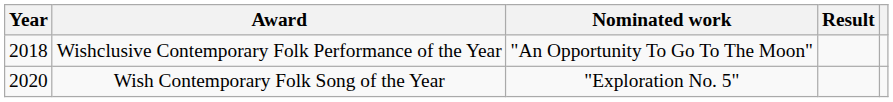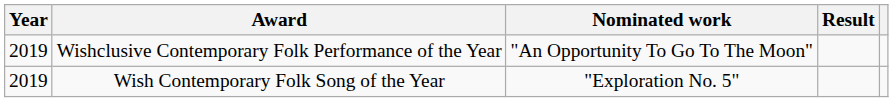(28, 50) 2018 -> (28, 50) 2019
(28, 81) 2020 -> (28, 81) 2019
